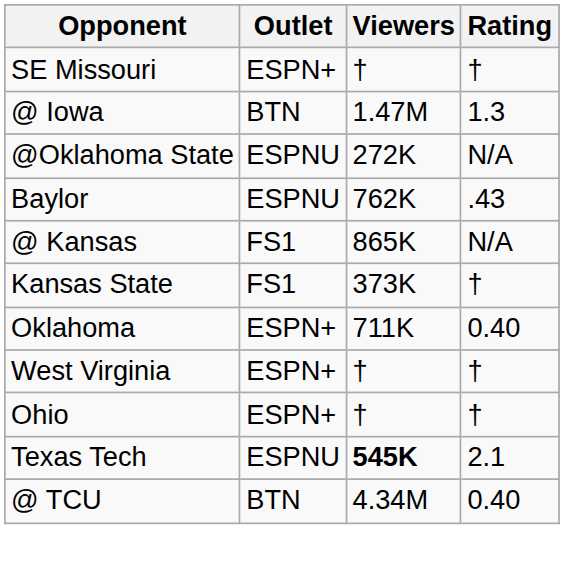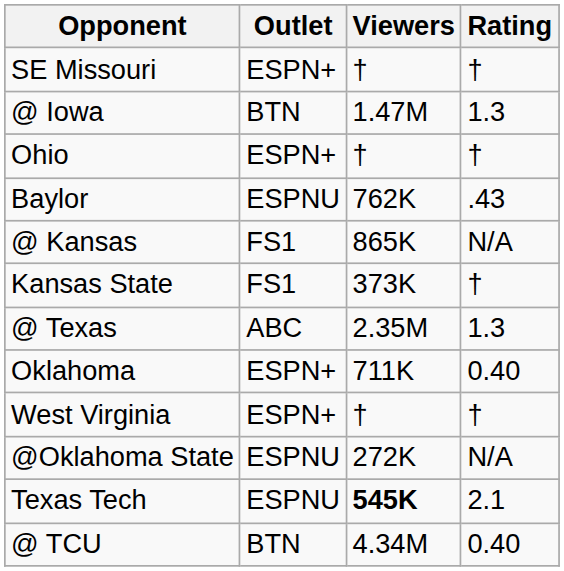rows swapped: (40, 414) <-> (122, 155)
+ row: (64, 328)
